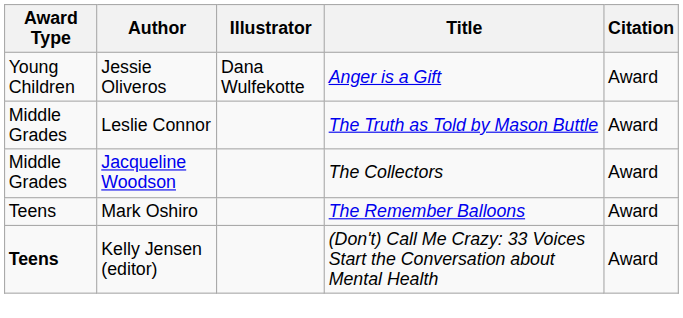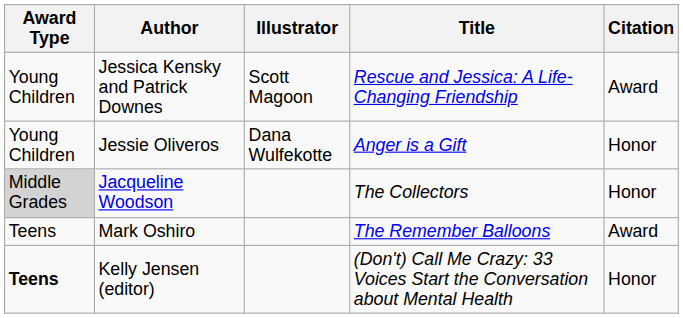+ row: (160, 86)
(633, 76) Award -> (632, 144) Honor
- row: (156, 124)
(38, 173) no background -> (38, 192) lightgrey background
(633, 173) Award -> (632, 192) Honor
(633, 259) Award -> (632, 279) Honor
